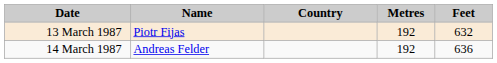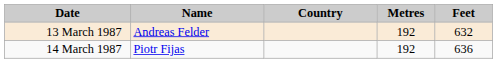(159, 31) Piotr Fijas -> (171, 31) Andreas Felder
(171, 49) Andreas Felder -> (159, 49) Piotr Fijas
